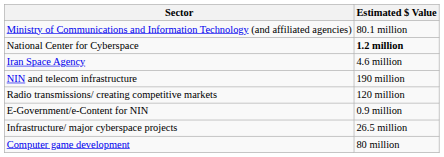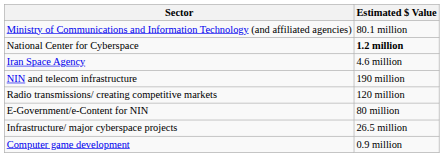(379, 111) 0.9 million -> (378, 111) 80 million
(378, 144) 80 million -> (379, 144) 0.9 million
